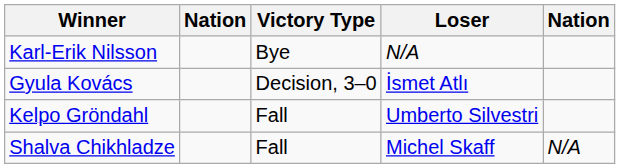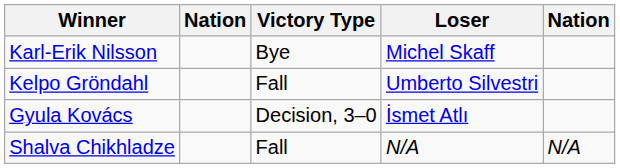(403, 52) N/A -> (440, 52) Michel Skaff
rows swapped: (71, 83) <-> (79, 115)
(440, 147) Michel Skaff -> (403, 147) N/A
